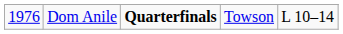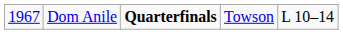(24, 17) 1976 -> (24, 17) 1967
